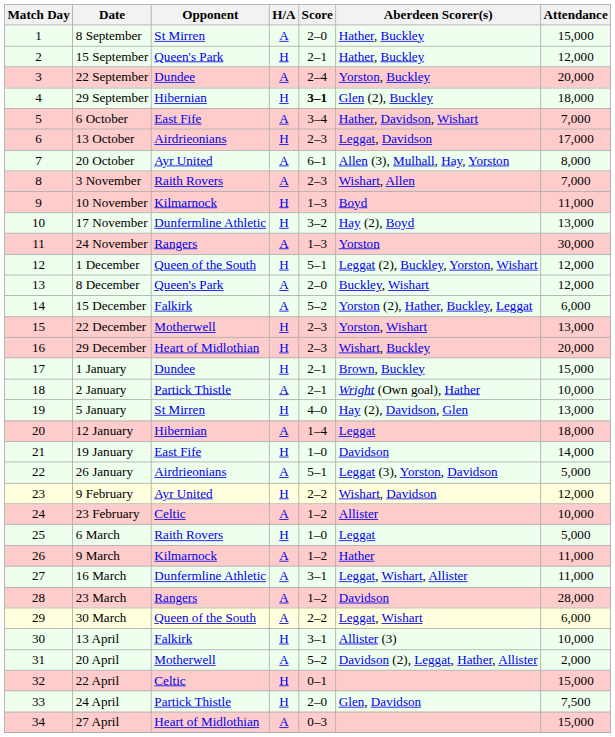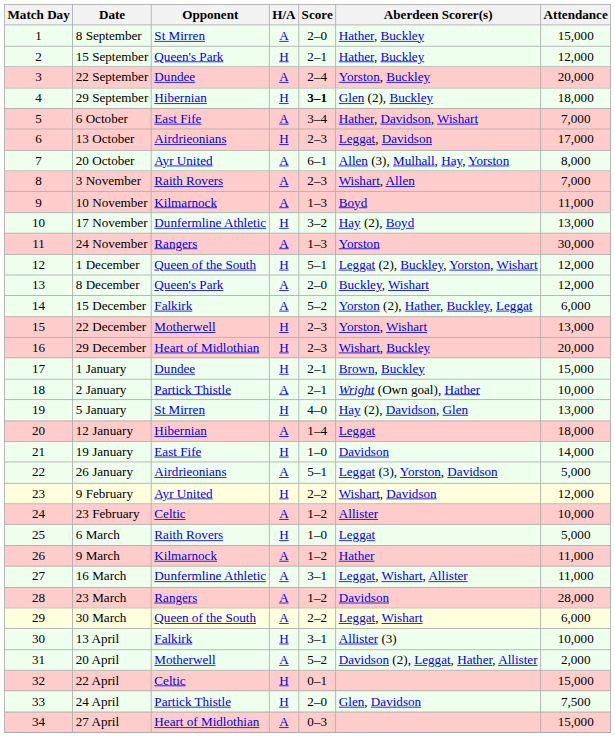(284, 202) H -> (284, 202) A
